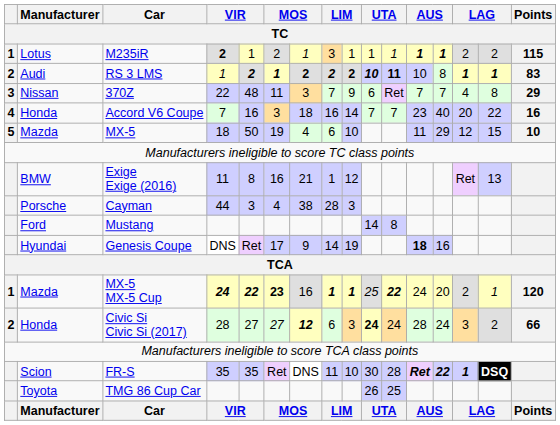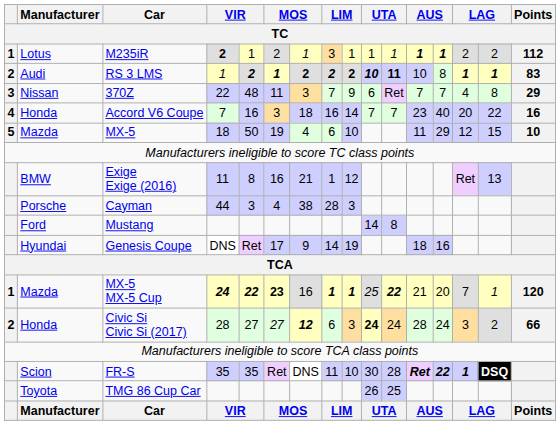(533, 53) 115 -> (533, 53) 112
(420, 245) bold -> (420, 245) normal
(420, 291) 24 -> (420, 291) 21
(465, 291) 2 -> (465, 291) 7
